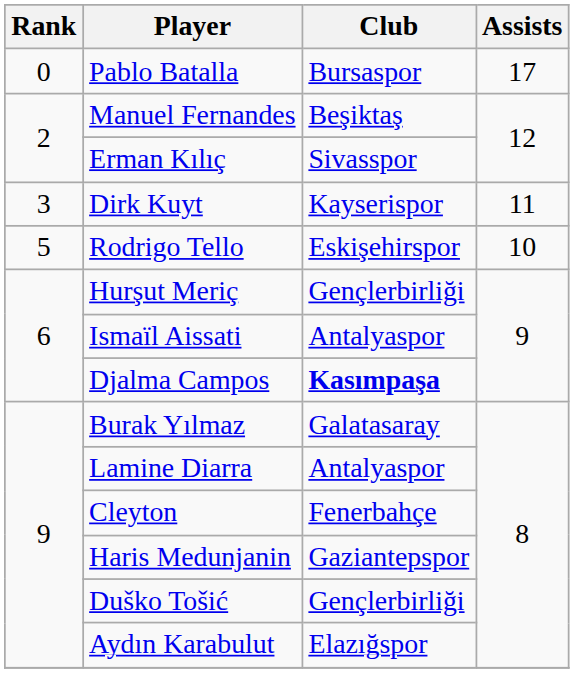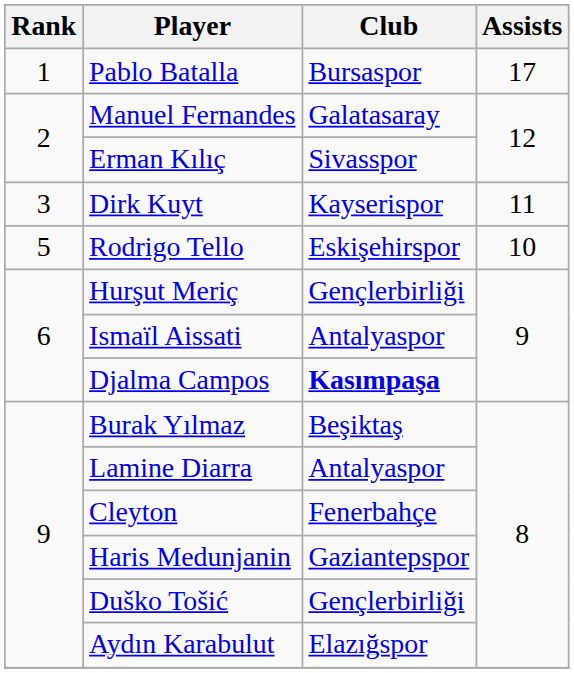(44, 70) 0 -> (44, 70) 1
(356, 114) Beşiktaş -> (374, 114) Galatasaray
(374, 423) Galatasaray -> (356, 423) Beşiktaş
